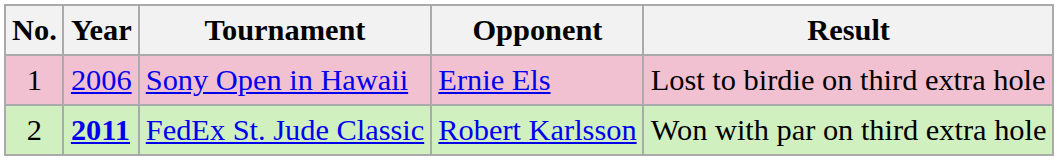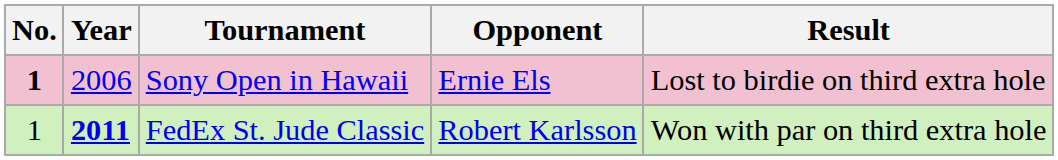(34, 79) normal -> (34, 79) bold
(34, 130) 2 -> (34, 130) 1
